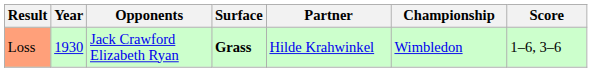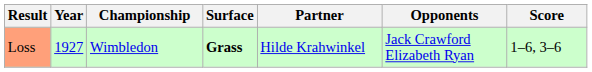columns swapped: (449, 16) <-> (149, 16)
(69, 47) 1930 -> (69, 47) 1927
